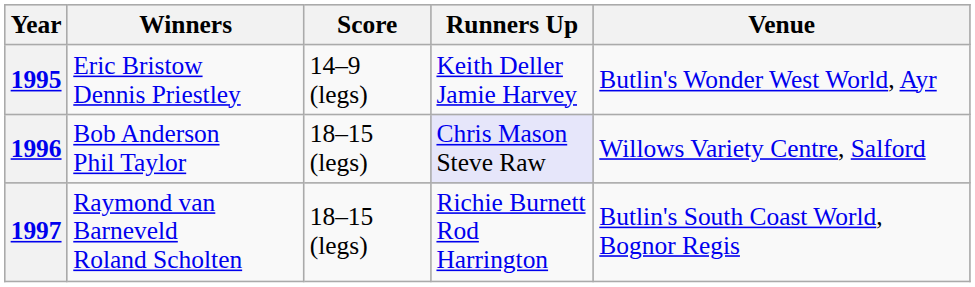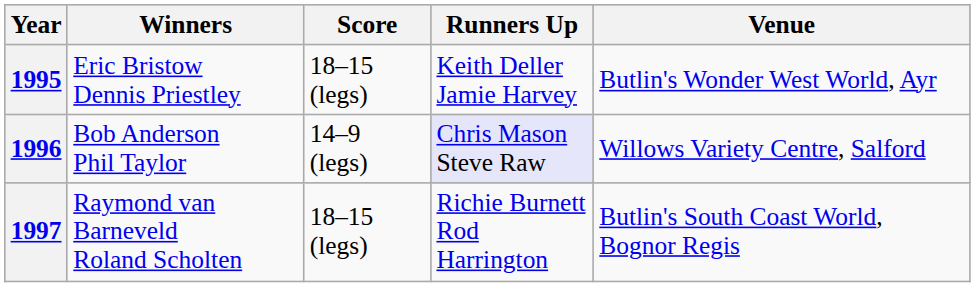(339, 79) 14–9 (legs) -> (342, 79) 18–15 (legs)
(342, 148) 18–15 (legs) -> (339, 148) 14–9 (legs)
